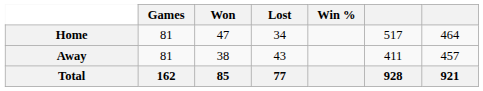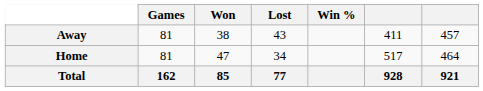rows swapped: (72, 35) <-> (72, 55)
